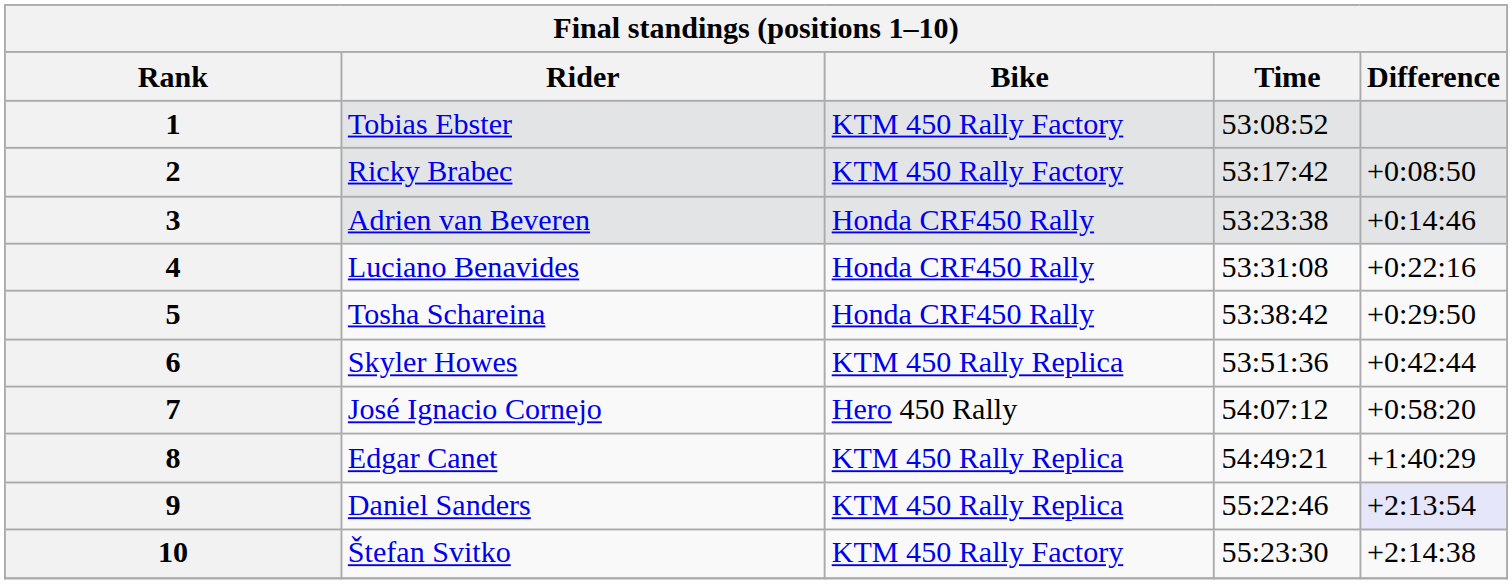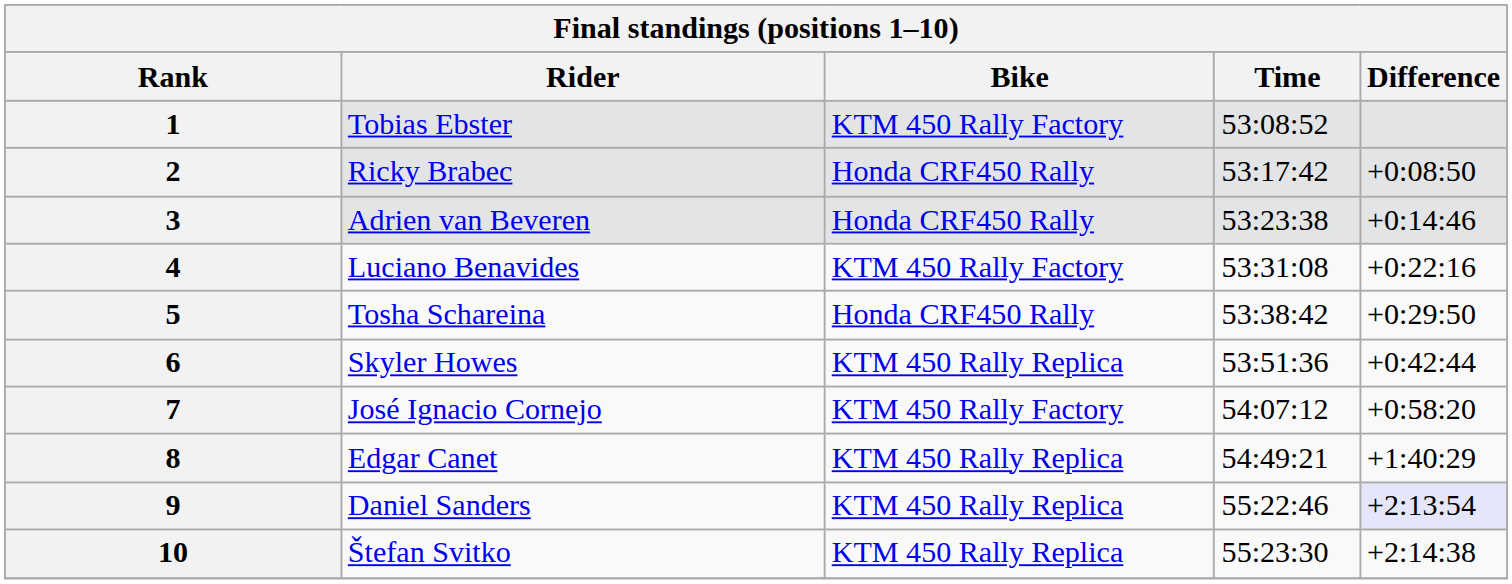(978, 171) KTM 450 Rally Factory -> (963, 171) Honda CRF450 Rally
(963, 266) Honda CRF450 Rally -> (978, 266) KTM 450 Rally Factory
(924, 409) Hero 450 Rally -> (978, 409) KTM 450 Rally Factory
(978, 553) KTM 450 Rally Factory -> (978, 553) KTM 450 Rally Replica
